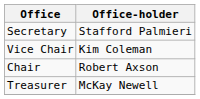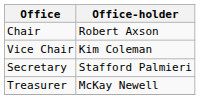rows swapped: (24, 67) <-> (37, 31)
